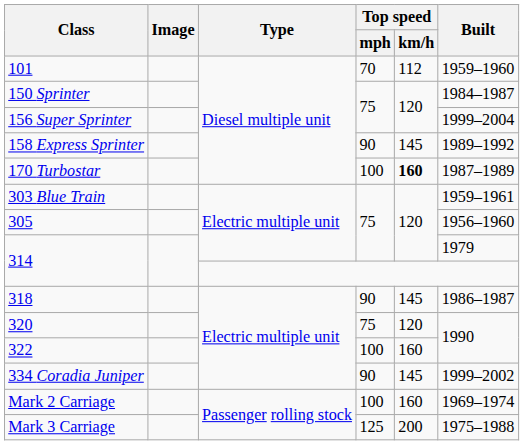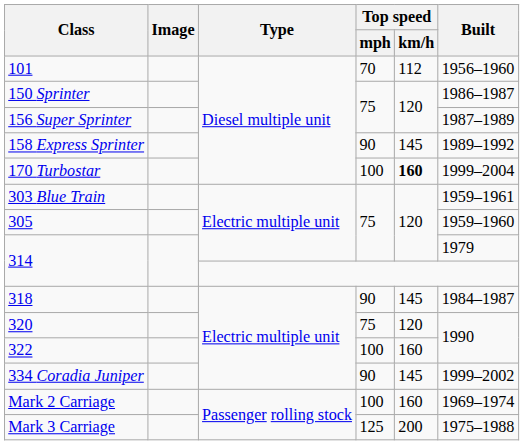(478, 68) 1959–1960 -> (478, 68) 1956–1960
(478, 94) 1984–1987 -> (478, 94) 1986–1987
(478, 119) 1999–2004 -> (478, 119) 1987–1989
(478, 171) 1987–1989 -> (478, 171) 1999–2004
(478, 222) 1956–1960 -> (478, 222) 1959–1960
(478, 299) 1986–1987 -> (478, 299) 1984–1987
